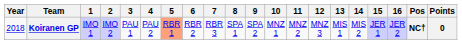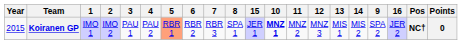columns swapped: (255, 10) <-> (378, 10)
(15, 28) 2018 -> (15, 28) 2015
(276, 28) normal -> (276, 28) bold
